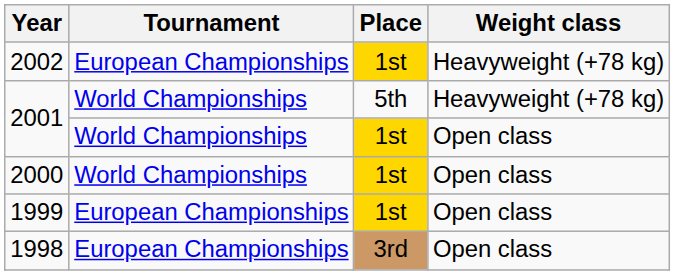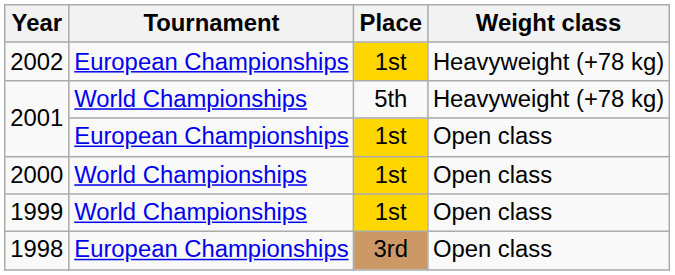(191, 136) World Championships -> (211, 136) European Championships
(211, 212) European Championships -> (191, 212) World Championships
